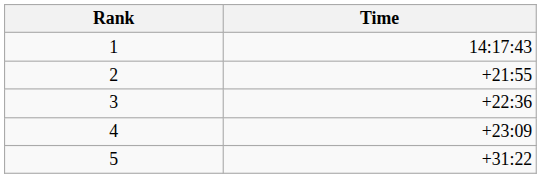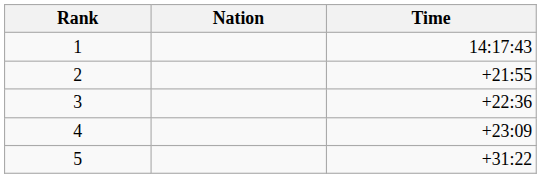+ column: (238, 18)
